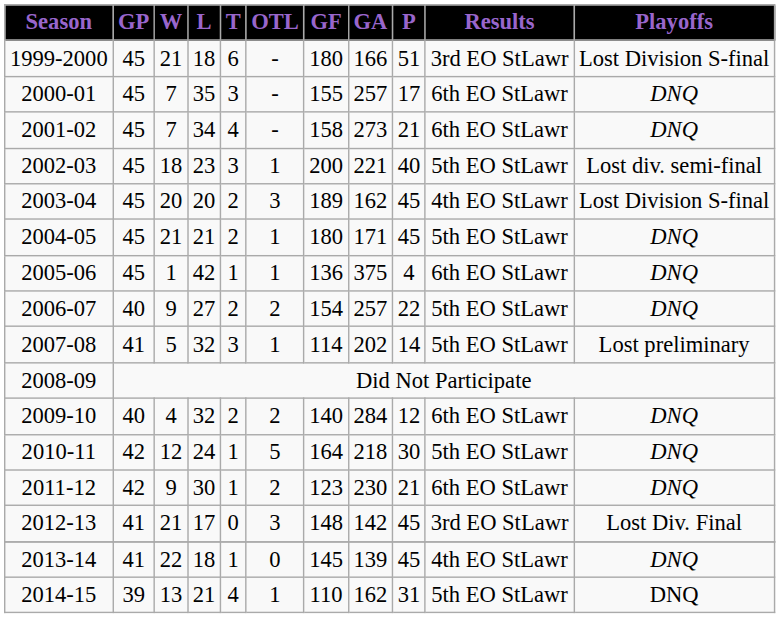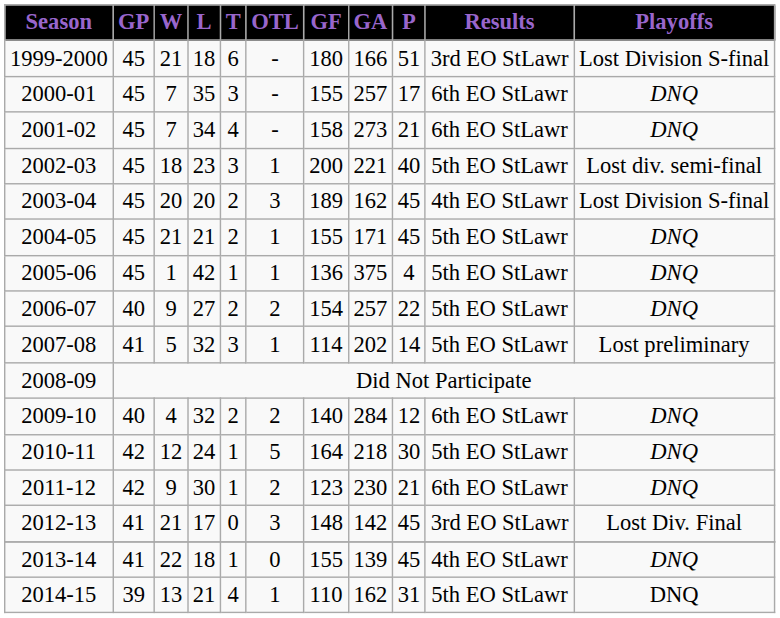(326, 237) 180 -> (326, 237) 155
(500, 272) 6th EO StLawr -> (500, 272) 5th EO StLawr
(326, 559) 145 -> (326, 559) 155
